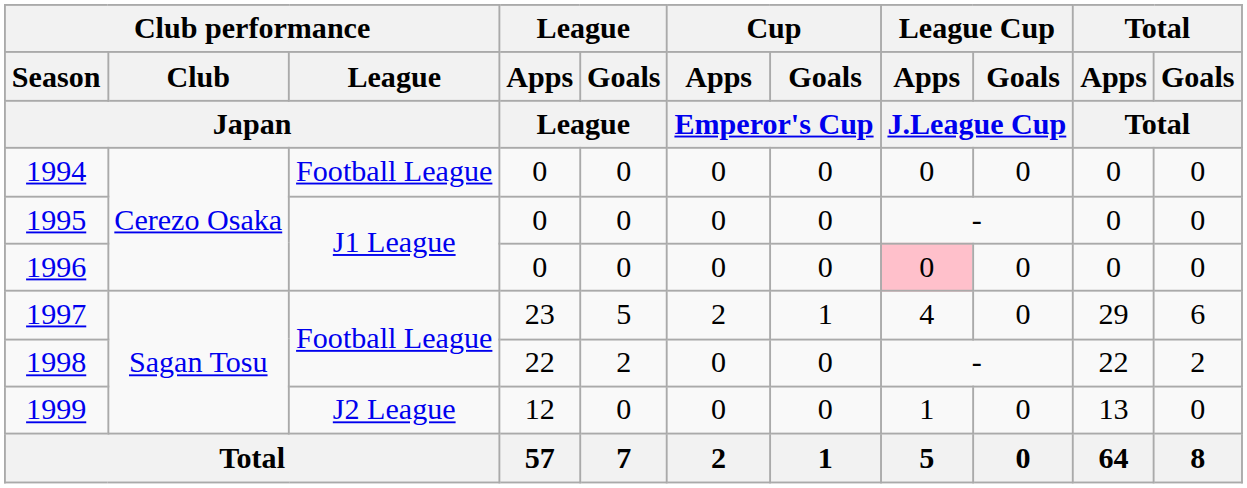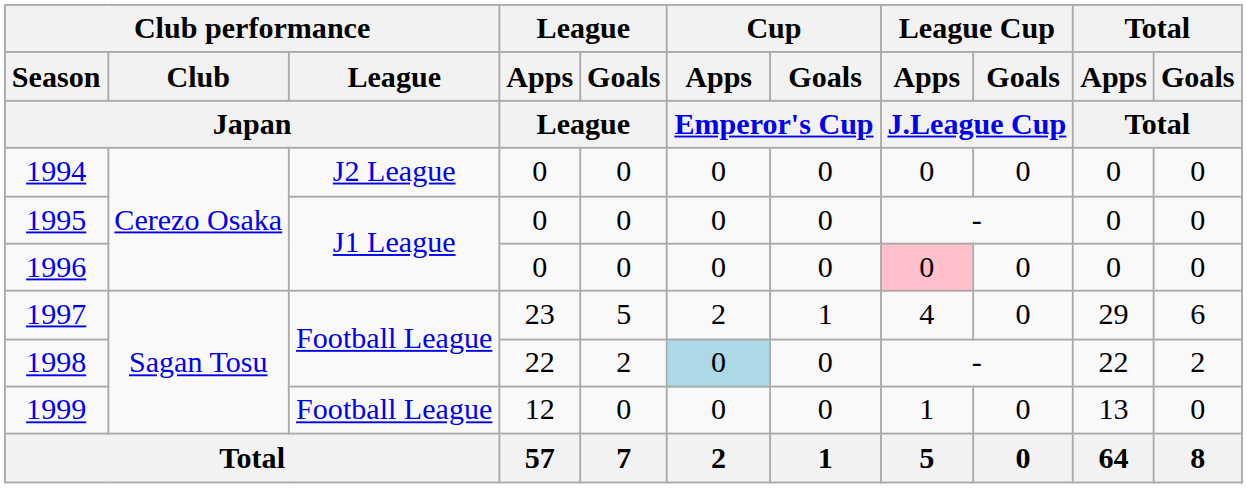(394, 171) Football League -> (394, 171) J2 League
(719, 362) no background -> (719, 362) lightblue background
(394, 409) J2 League -> (394, 409) Football League
